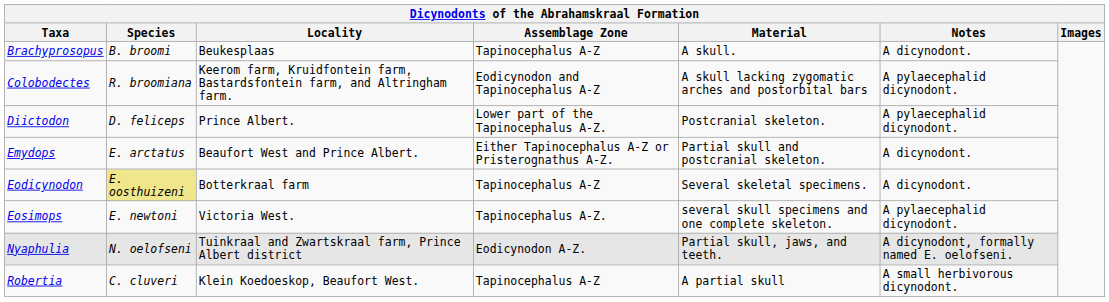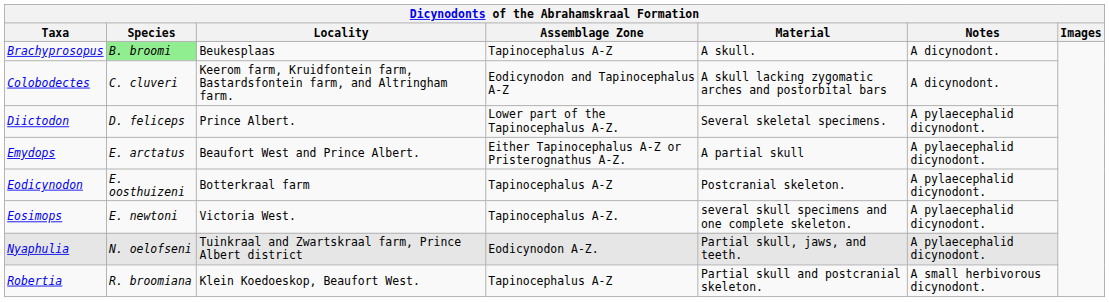(140, 51) no background -> (140, 51) lightgreen background
(150, 83) R. broomiana -> (143, 83) C. cluveri
(934, 83) A pylaecephalid dicynodont. -> (955, 83) A dicynodont.
(754, 121) Postcranial skeleton. -> (794, 121) Several skeletal specimens.
(754, 153) Partial skull and postcranial skeleton. -> (753, 153) A partial skull
(927, 153) A dicynodont. -> (962, 153) A pylaecephalid dicynodont.
(147, 185) khaki background -> (147, 185) no background
(775, 185) Several skeletal specimens. -> (773, 185) Postcranial skeleton.
(927, 185) A dicynodont. -> (962, 185) A pylaecephalid dicynodont.
(958, 249) A dicynodont, formally named E. oelofseni. -> (962, 249) A pylaecephalid dicynodont.
(143, 281) C. cluveri -> (150, 281) R. broomiana
(733, 281) A partial skull -> (801, 281) Partial skull and postcranial skeleton.
